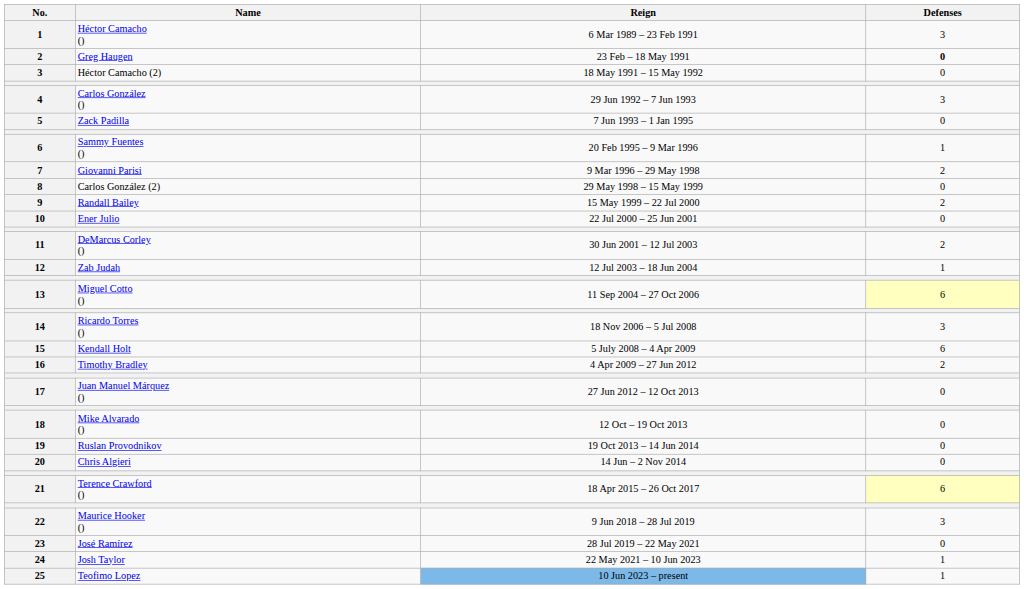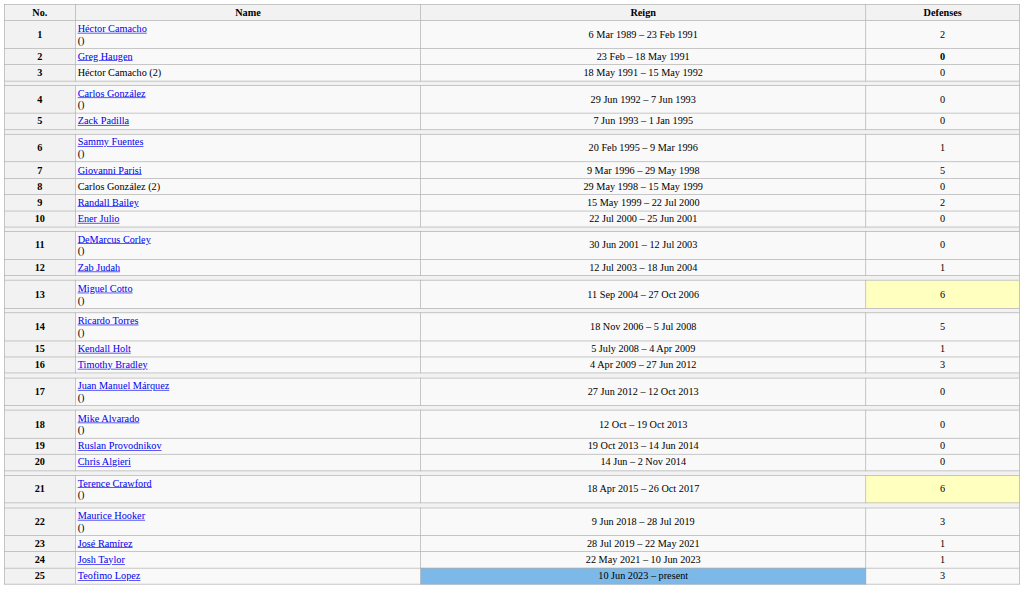(943, 34) 3 -> (943, 34) 2
(943, 99) 3 -> (943, 99) 0
(943, 170) 2 -> (943, 170) 5
(943, 245) 2 -> (943, 245) 0
(943, 326) 3 -> (943, 326) 5
(943, 348) 6 -> (943, 348) 1
(943, 365) 2 -> (943, 365) 3
(943, 543) 0 -> (943, 543) 1
(943, 576) 1 -> (943, 576) 3
